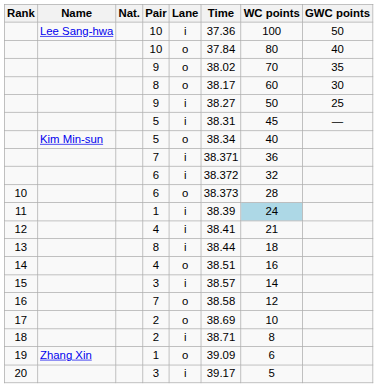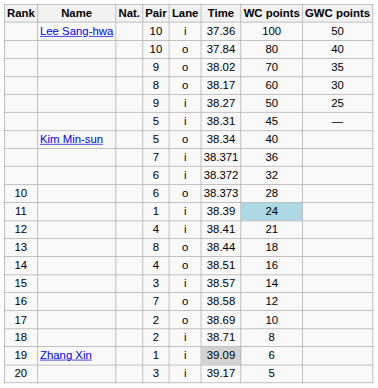(185, 247) i -> (185, 247) o
(185, 355) o -> (185, 355) i
(221, 355) no background -> (221, 355) lightgrey background
